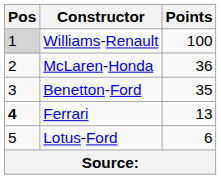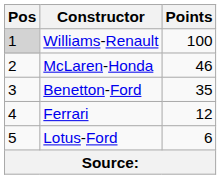(204, 65) 36 -> (204, 65) 46
(12, 114) bold -> (12, 114) normal
(204, 114) 13 -> (204, 114) 12
